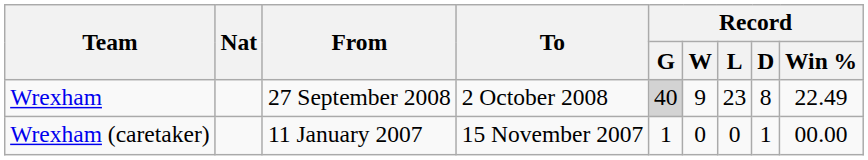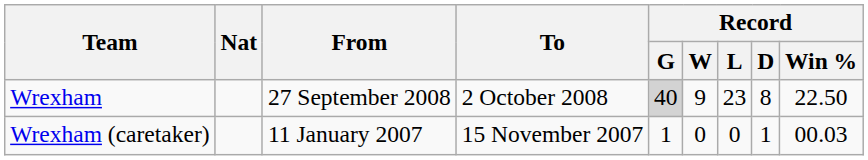(821, 97) 22.49 -> (821, 97) 22.50
(821, 135) 00.00 -> (821, 135) 00.03
